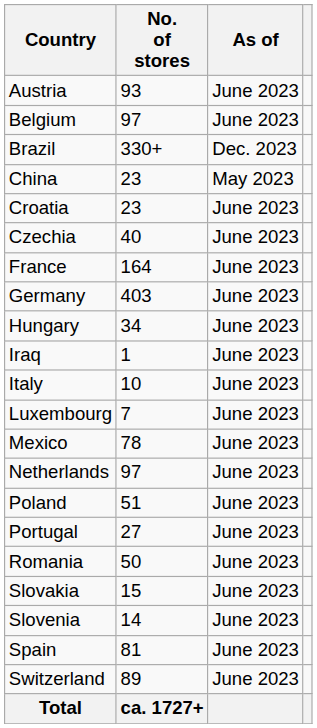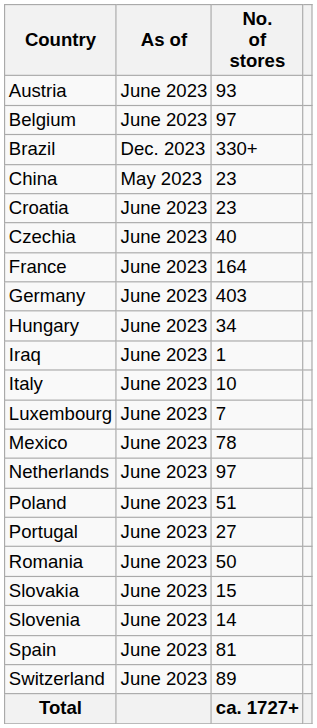columns swapped: (162, 40) <-> (256, 40)
